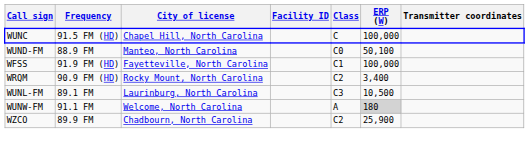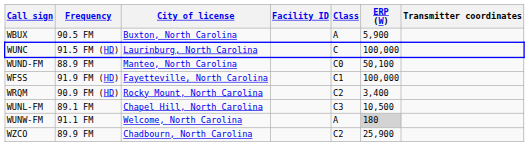+ row: (17, 35)
(193, 36) Chapel Hill, North Carolina -> (191, 50) Laurinburg, North Carolina
(191, 92) Laurinburg, North Carolina -> (193, 106) Chapel Hill, North Carolina
